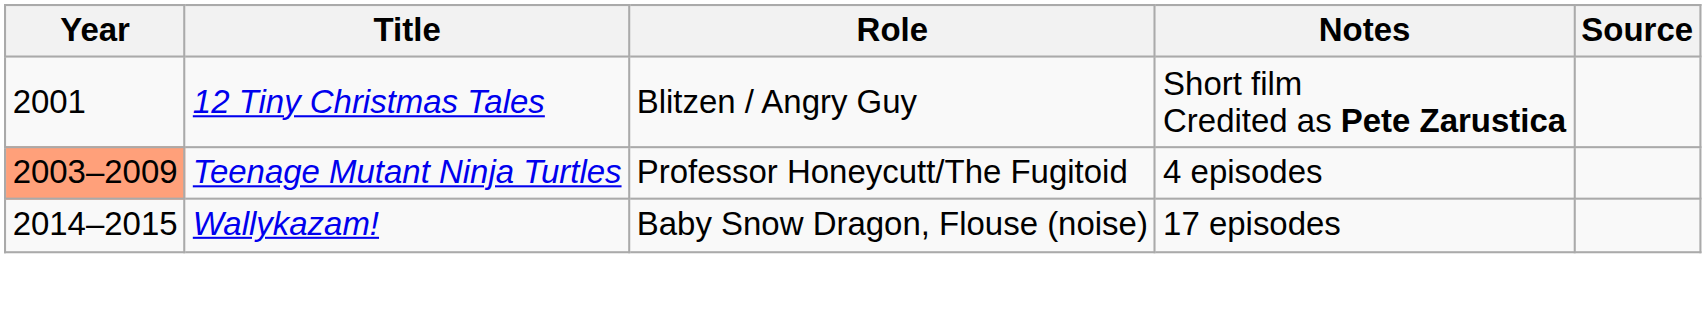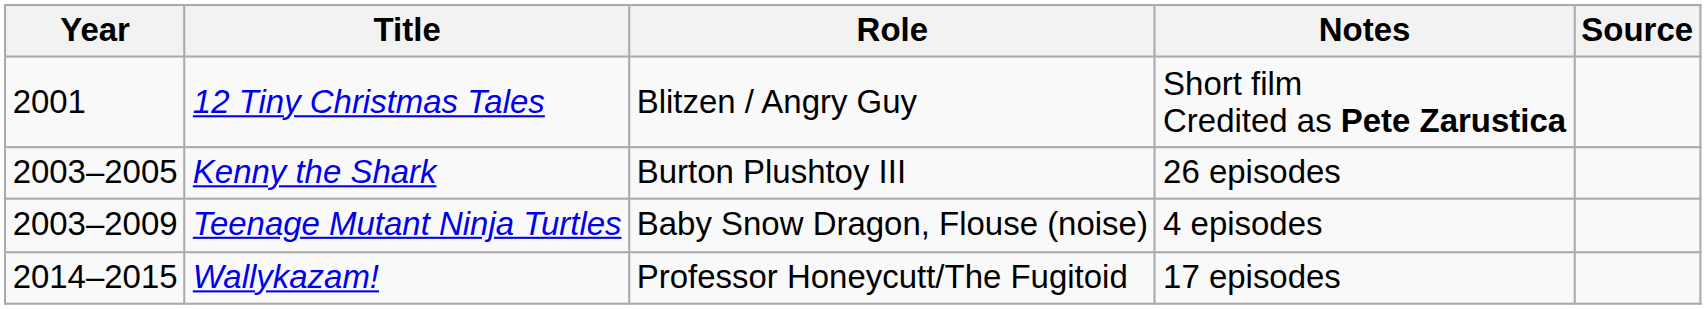+ row: (315, 172)
(95, 172) lightsalmon background -> (95, 224) no background
(882, 172) Professor Honeycutt/The Fugitoid -> (892, 224) Baby Snow Dragon, Flouse (noise)
(892, 224) Baby Snow Dragon, Flouse (noise) -> (882, 276) Professor Honeycutt/The Fugitoid
